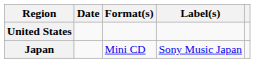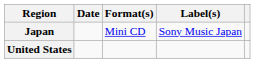rows swapped: (39, 49) <-> (39, 31)
